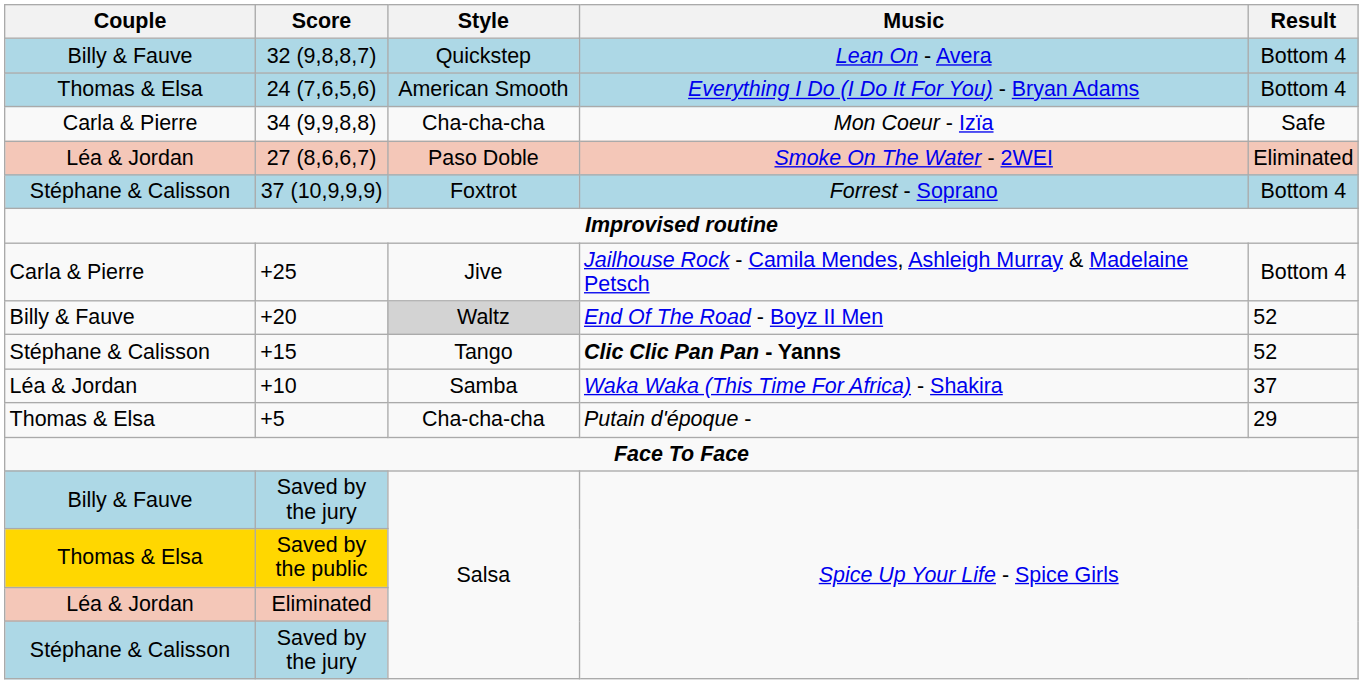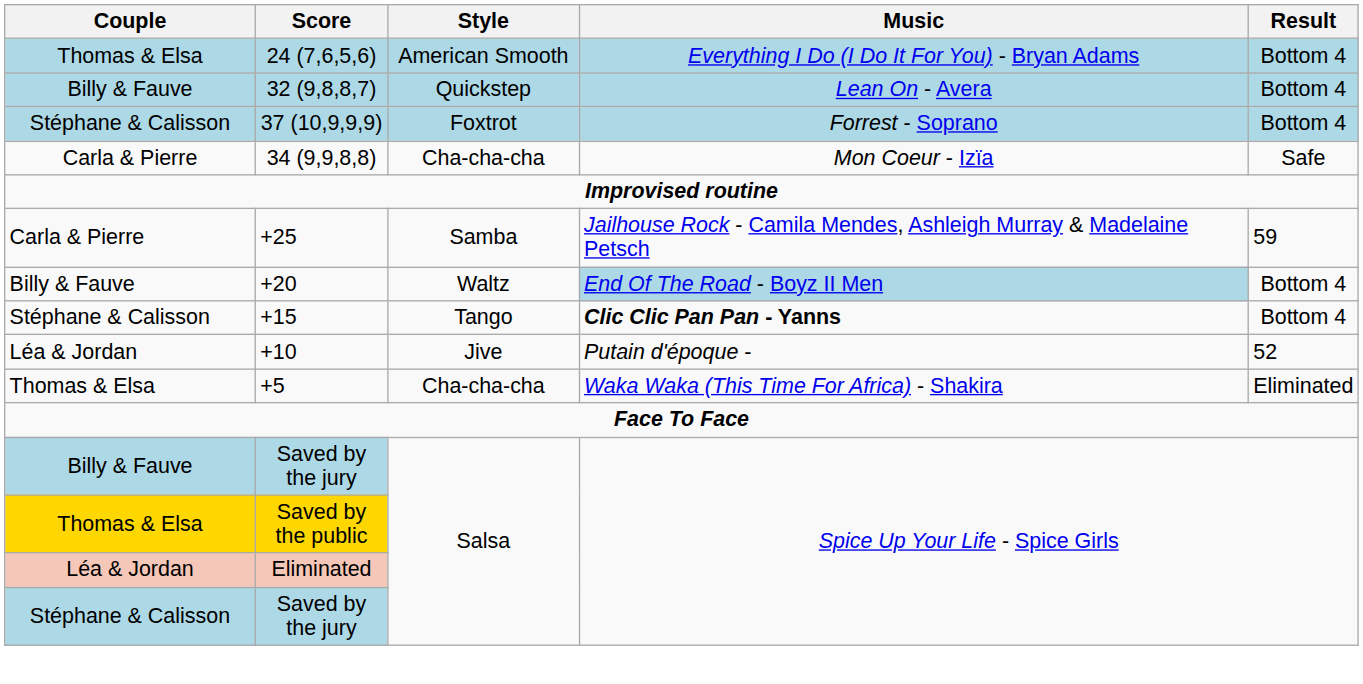rows swapped: (130, 55) <-> (130, 89)
rows swapped: (130, 123) <-> (130, 191)
- row: (130, 157)
(483, 271) Jive -> (483, 237) Samba
(1303, 271) Bottom 4 -> (1265, 237) 59
(483, 317) lightgrey background -> (483, 283) no background
(734, 317) no background -> (734, 283) lightblue background
(1265, 317) 52 -> (1303, 283) Bottom 4
(1265, 351) 52 -> (1303, 317) Bottom 4
(483, 385) Samba -> (483, 351) Jive
(793, 385) Waka Waka (This Time For Africa) - Shakira -> (668, 351) Putain d'époque -
(1265, 385) 37 -> (1265, 351) 52
(668, 419) Putain d'époque - -> (793, 385) Waka Waka (This Time For Africa) - Shakira
(1265, 419) 29 -> (1303, 385) Eliminated
